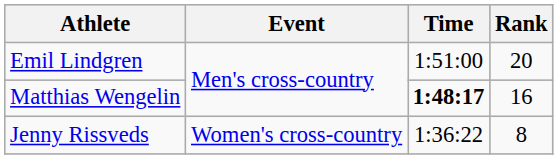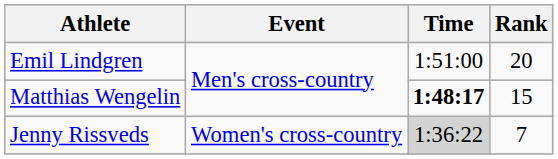(521, 98) 16 -> (521, 98) 15
(449, 135) no background -> (449, 135) lightgrey background
(521, 135) 8 -> (521, 135) 7
